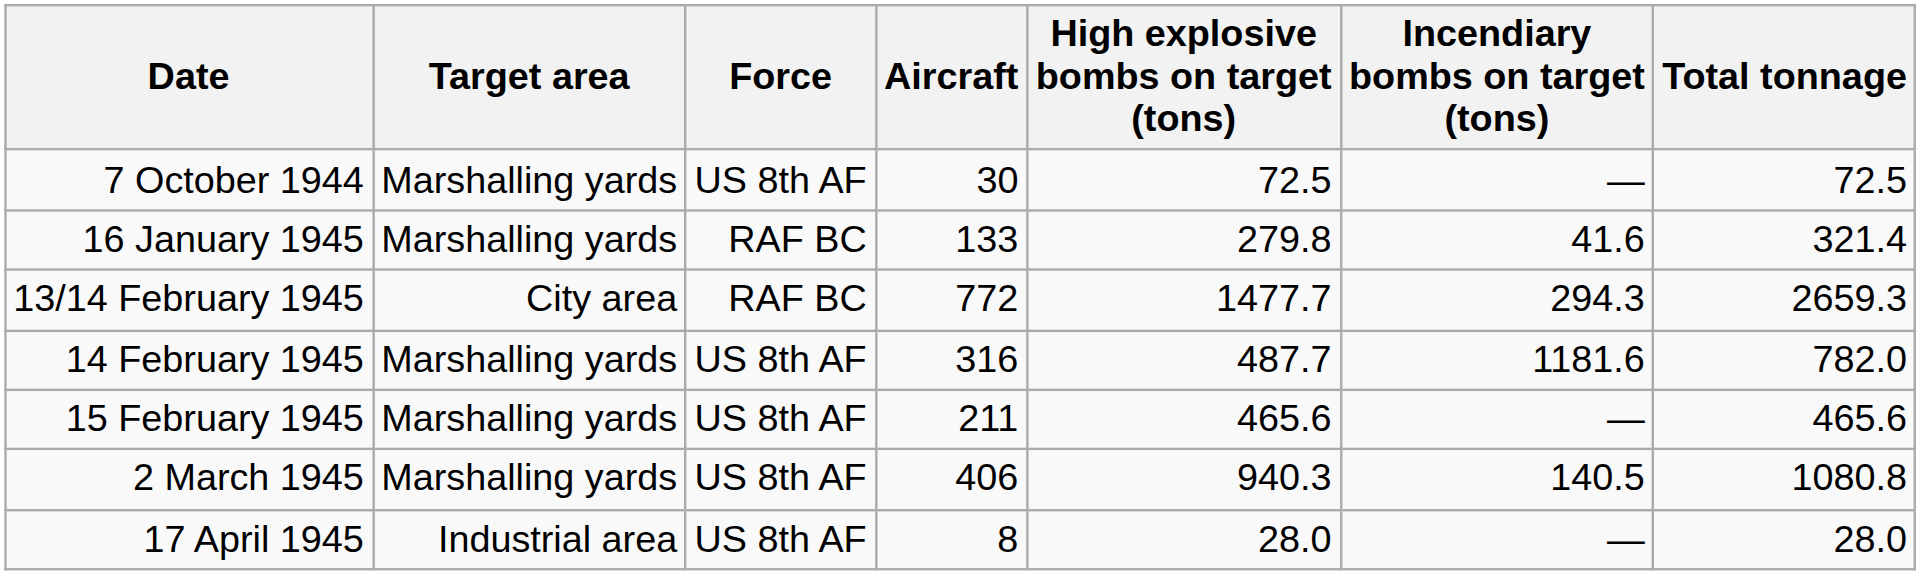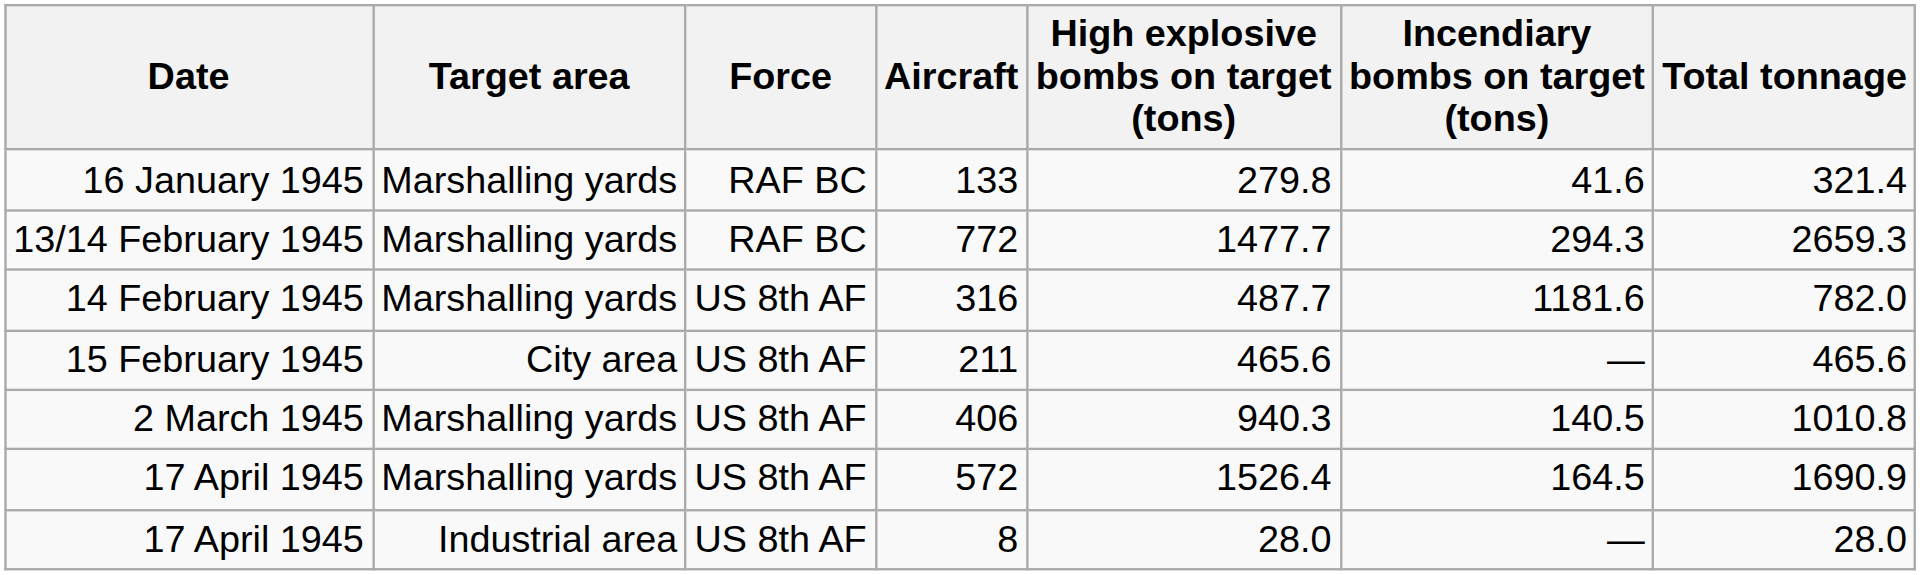- row: (997, 179)
(602, 299) City area -> (529, 239) Marshalling yards
(529, 418) Marshalling yards -> (602, 358) City area
(1849, 478) 1080.8 -> (1849, 418) 1010.8
+ row: (987, 478)
